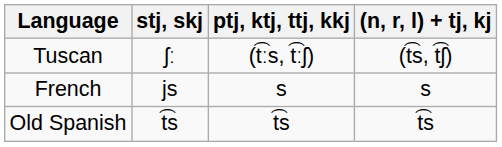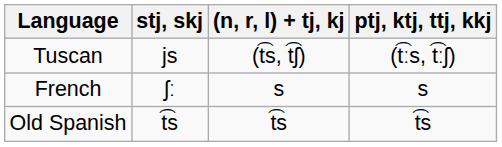columns swapped: (281, 21) <-> (426, 21)
(170, 55) ʃː -> (170, 55) js
(170, 89) js -> (170, 89) ʃː
